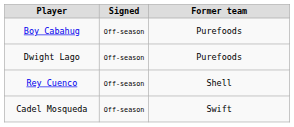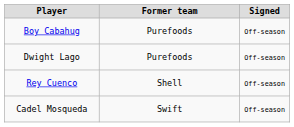columns swapped: (124, 11) <-> (219, 11)
